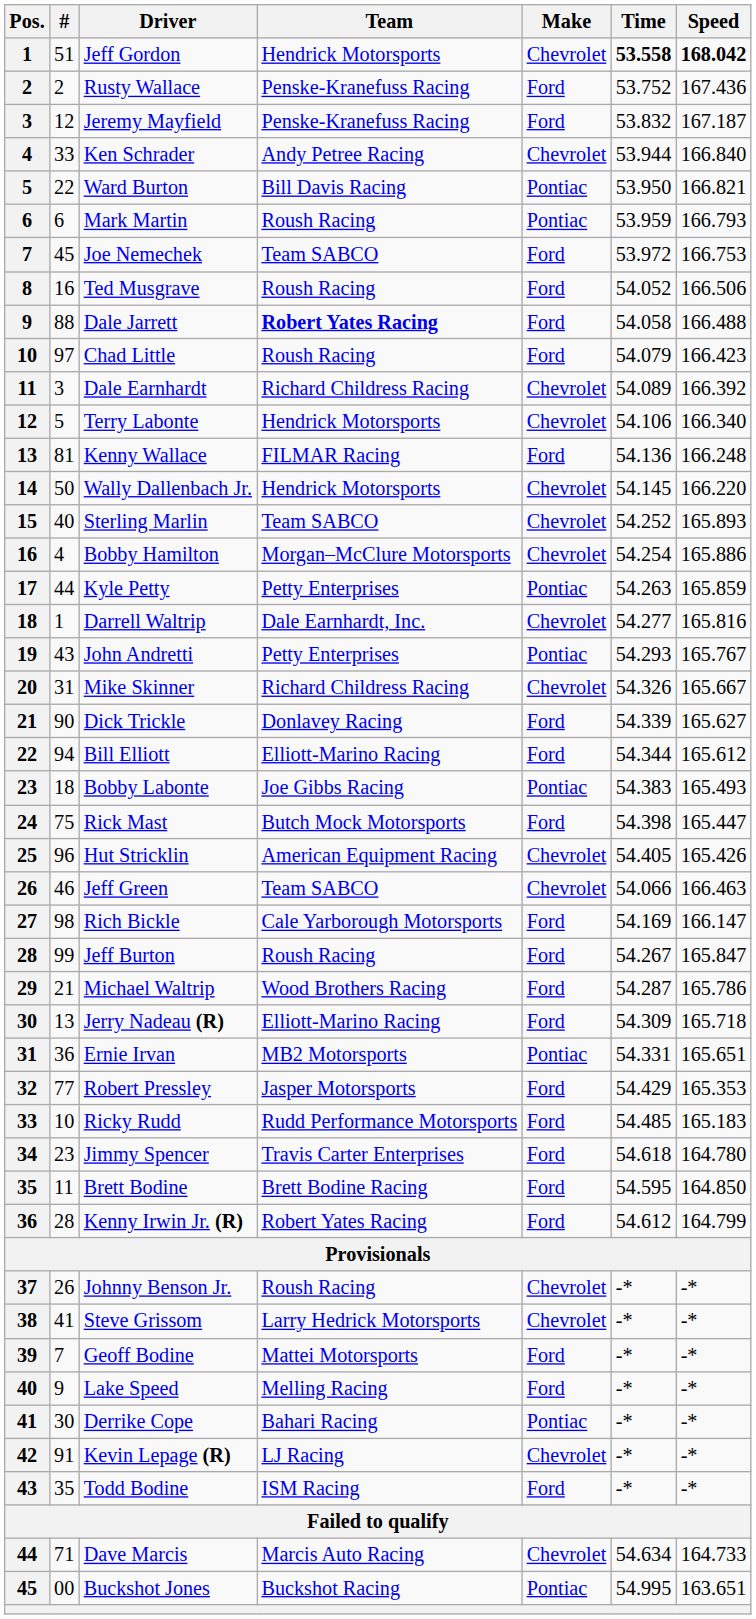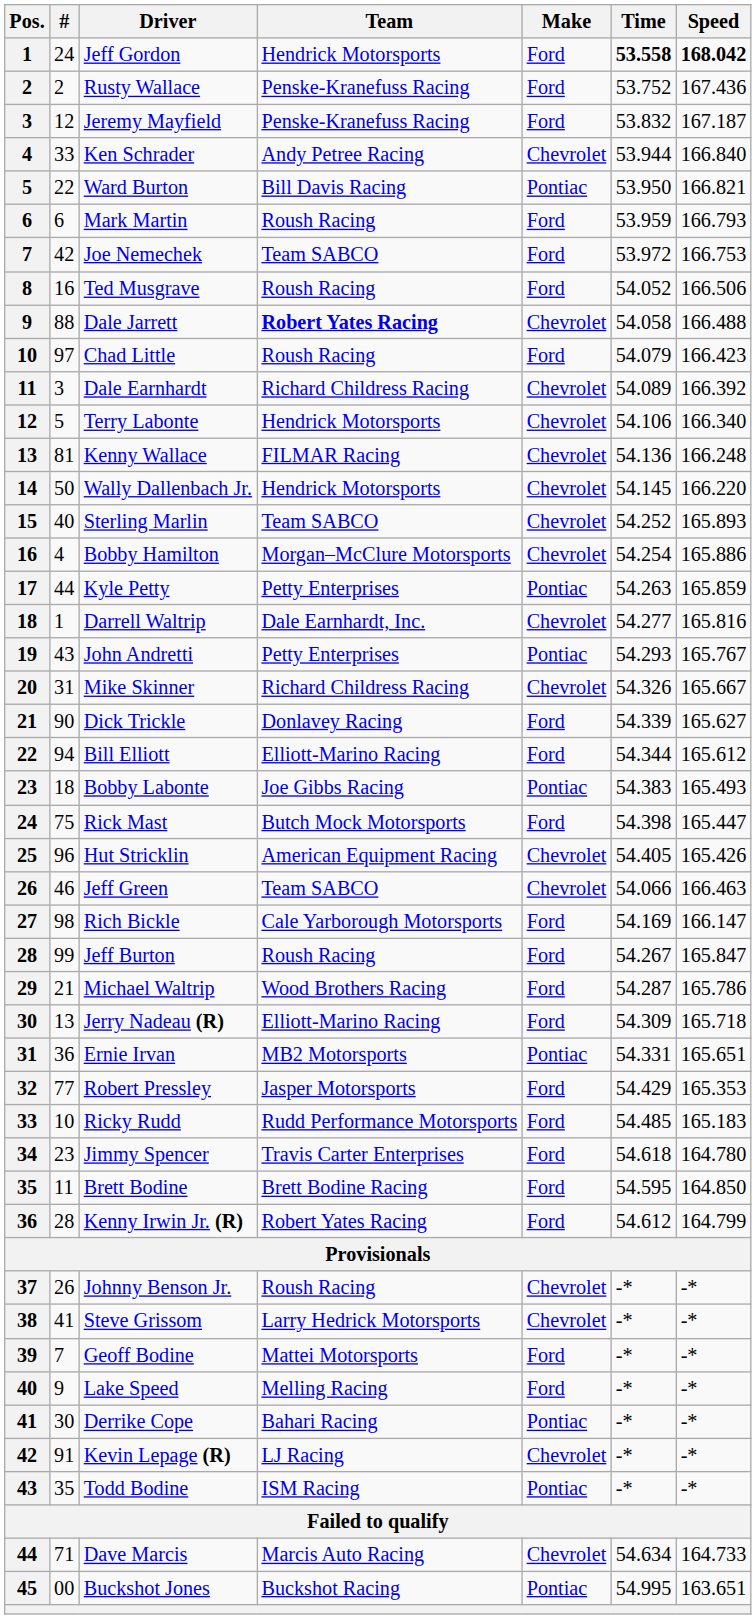(64, 54) 51 -> (64, 54) 24
(566, 54) Chevrolet -> (546, 54) Ford
(557, 221) Pontiac -> (546, 221) Ford
(64, 254) 45 -> (64, 254) 42
(546, 321) Ford -> (566, 321) Chevrolet
(546, 454) Ford -> (566, 454) Chevrolet
(546, 1488) Ford -> (557, 1488) Pontiac
